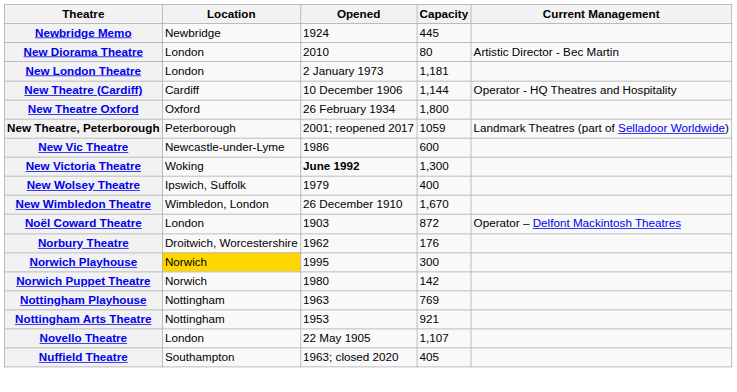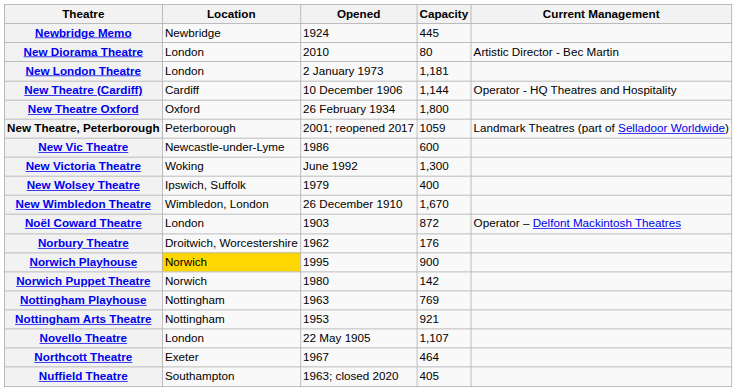(331, 167) bold -> (330, 167) normal
(429, 262) 300 -> (429, 262) 900
+ row: (83, 358)
